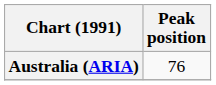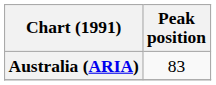(176, 65) 76 -> (176, 65) 83
